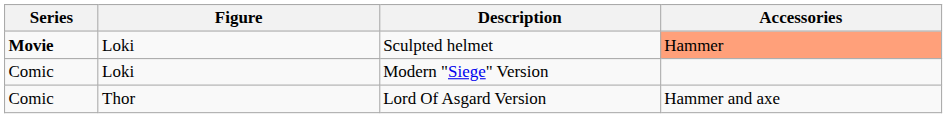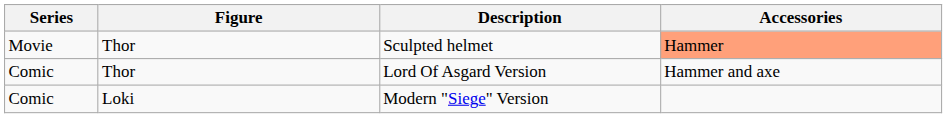(31, 44) bold -> (31, 44) normal
(118, 44) Loki -> (119, 44) Thor
rows swapped: (466, 71) <-> (465, 98)
